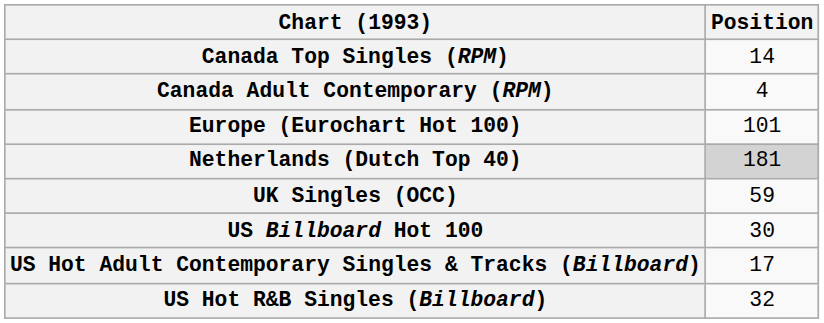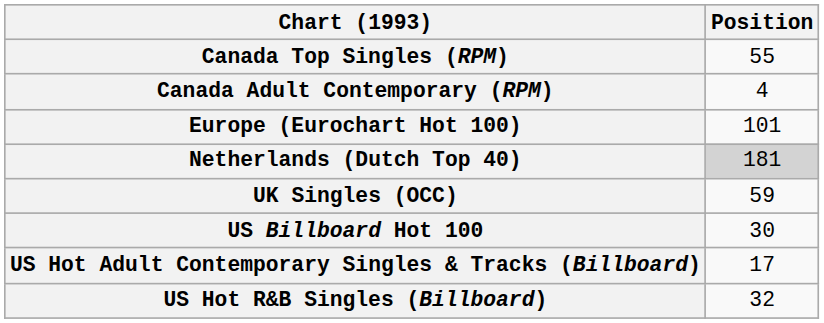(762, 57) 14 -> (762, 57) 55
